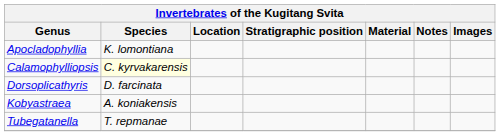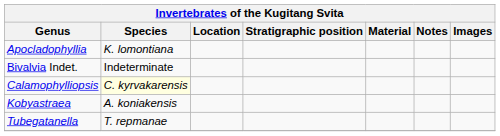+ row: (42, 67)
- row: (47, 85)
